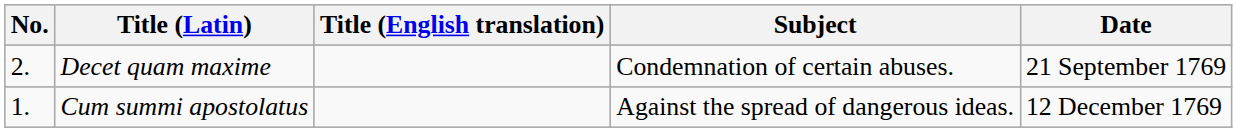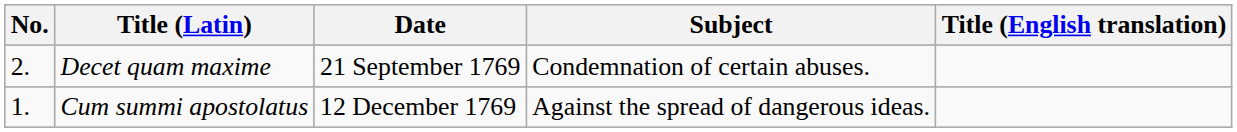columns swapped: (462, 24) <-> (1126, 24)
